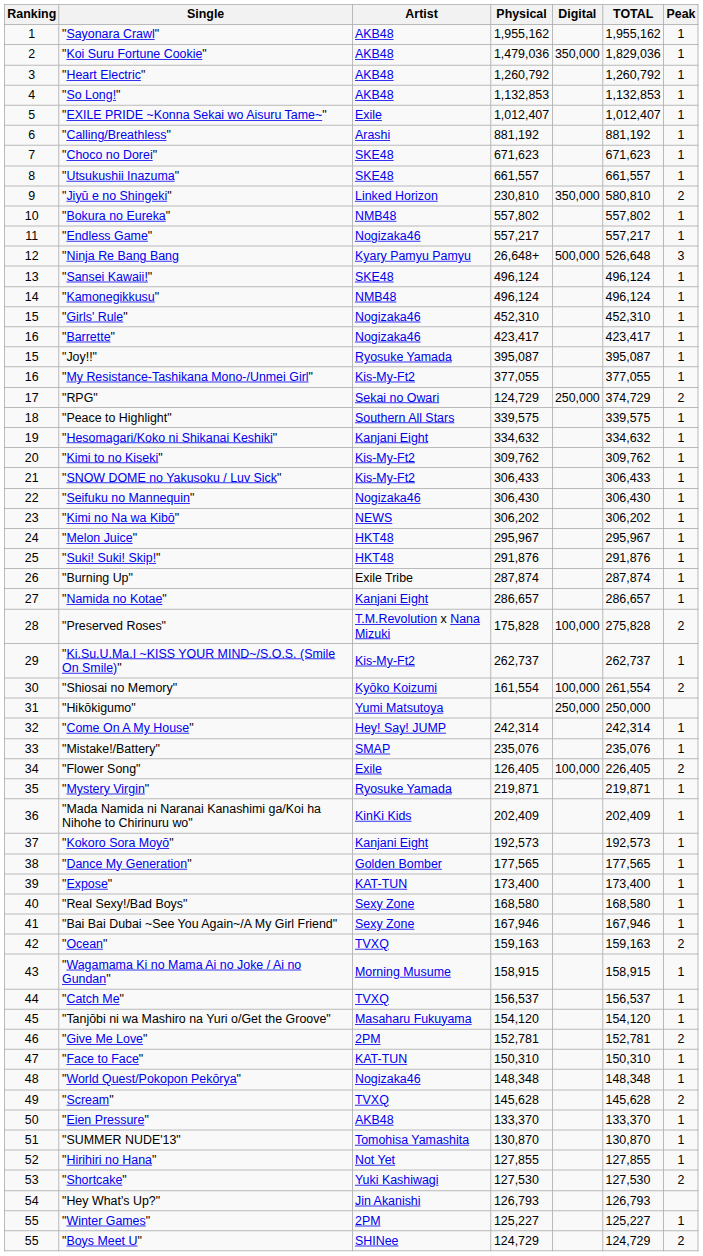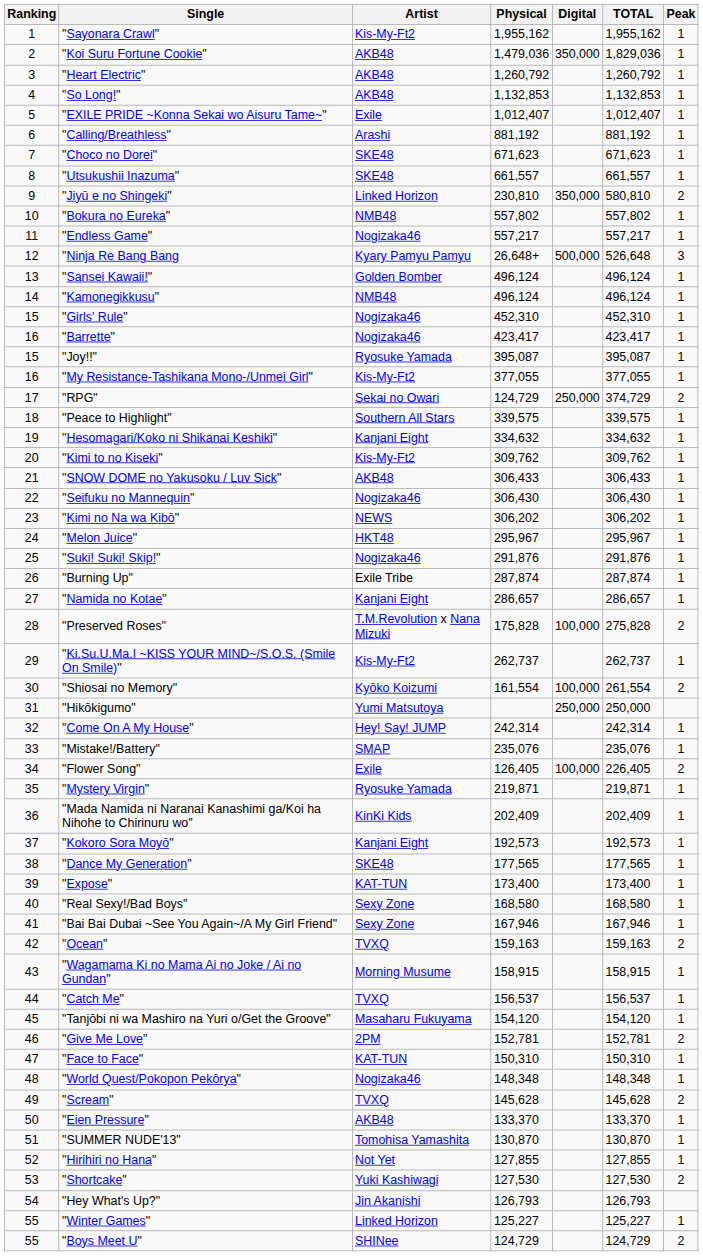(374, 34) AKB48 -> (385, 34) Kis-My-Ft2
(374, 276) SKE48 -> (398, 276) Golden Bomber
(385, 477) Kis-My-Ft2 -> (374, 477) AKB48
(374, 558) HKT48 -> (388, 558) Nogizaka46
(398, 863) Golden Bomber -> (374, 863) SKE48
(368, 1220) 2PM -> (396, 1220) Linked Horizon
